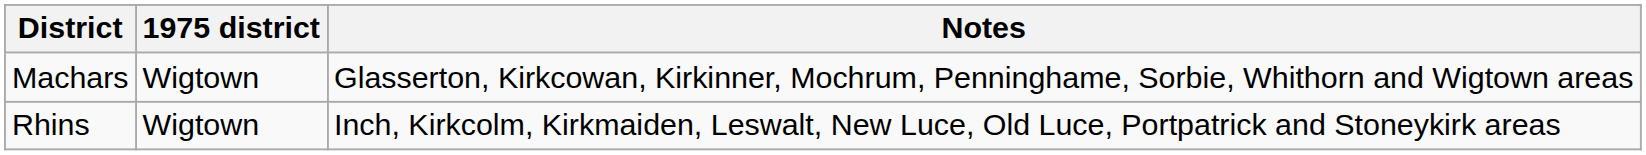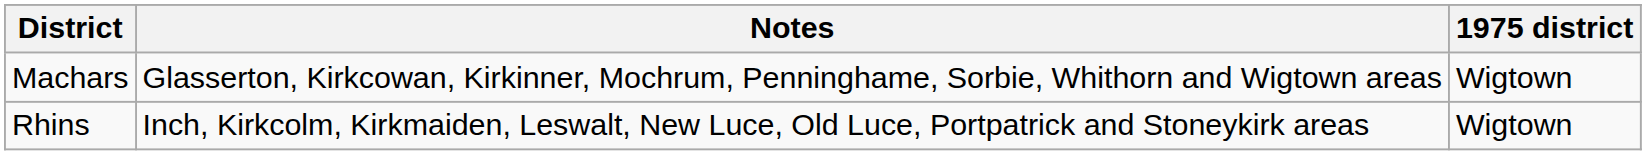columns swapped: (984, 28) <-> (231, 28)
